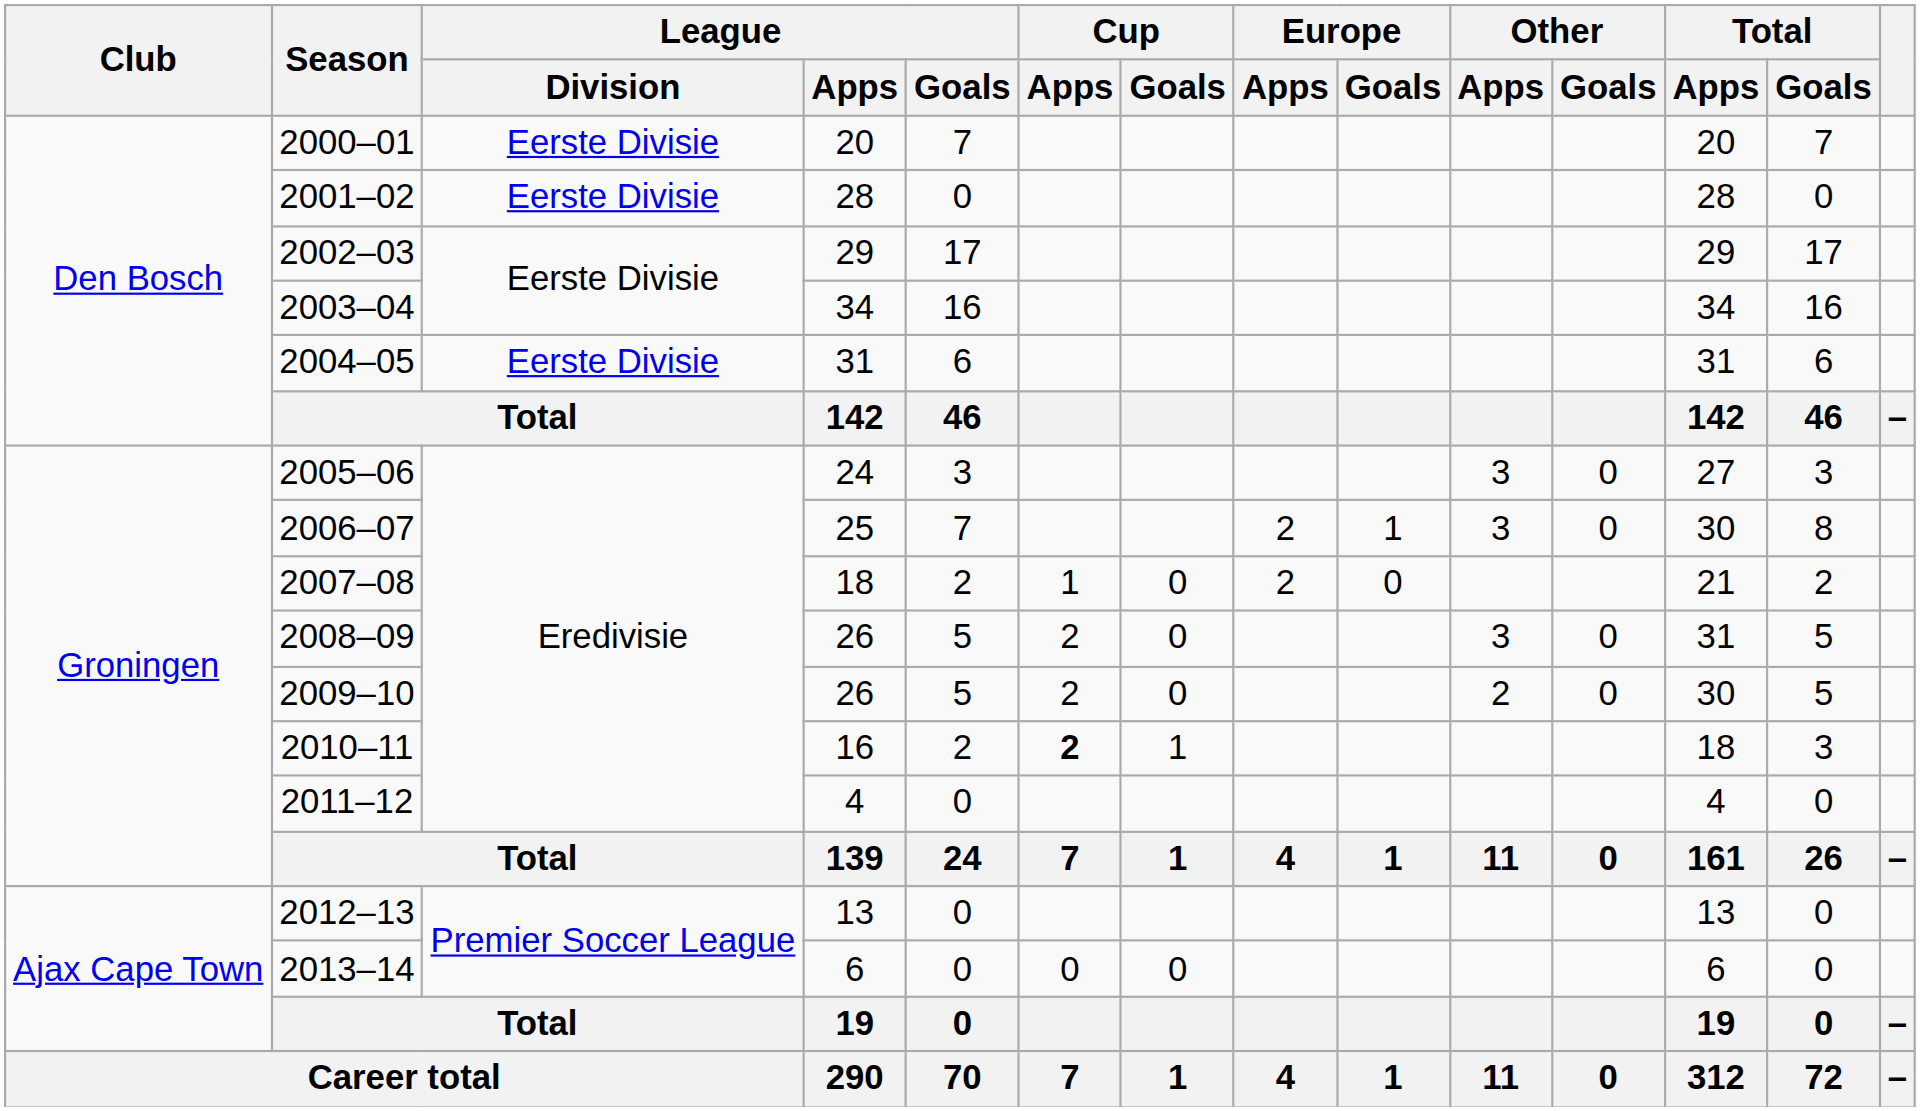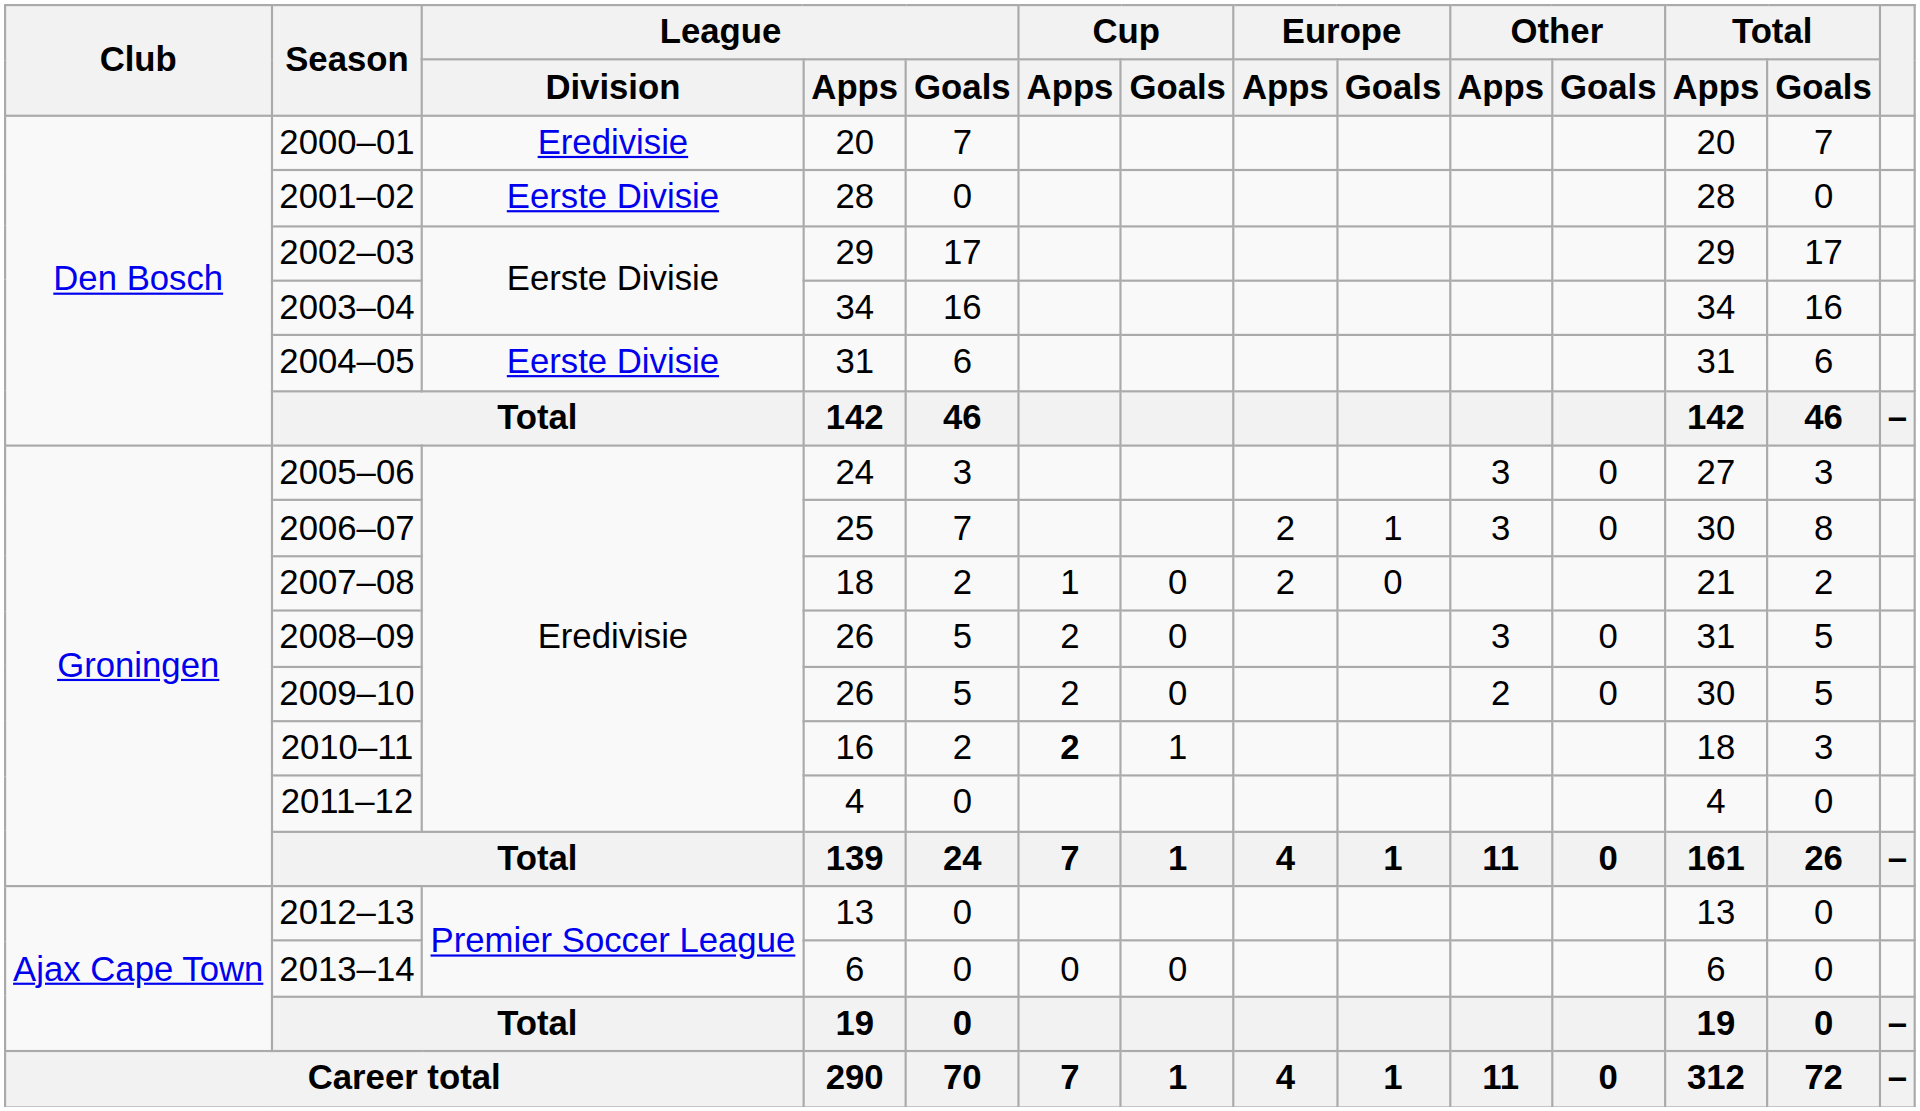(613, 142) Eerste Divisie -> (613, 142) Eredivisie
